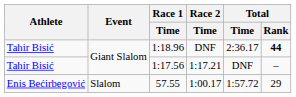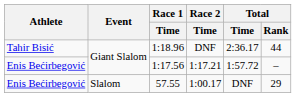(276, 48) bold -> (276, 48) normal
(30, 66) Tahir Bisić -> (46, 66) Enis Bećirbegović
(242, 66) DNF -> (242, 66) 1:57.72
(242, 83) 1:57.72 -> (242, 83) DNF
